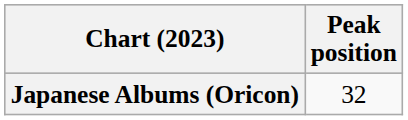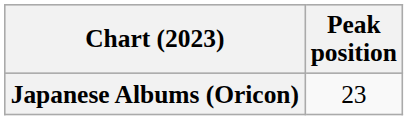(354, 93) 32 -> (354, 93) 23
